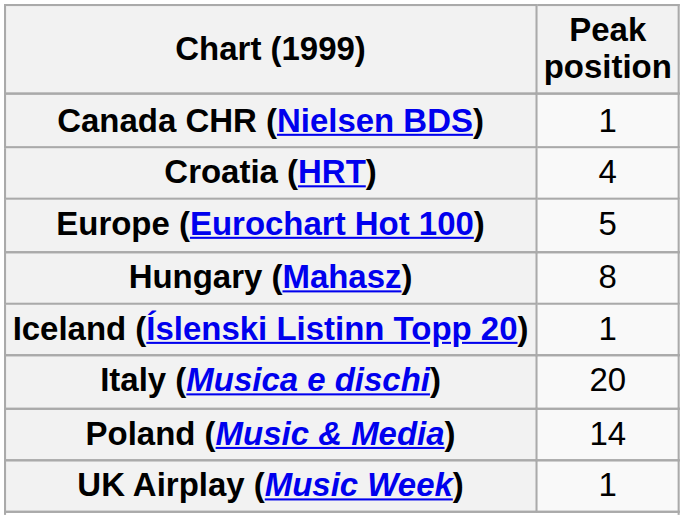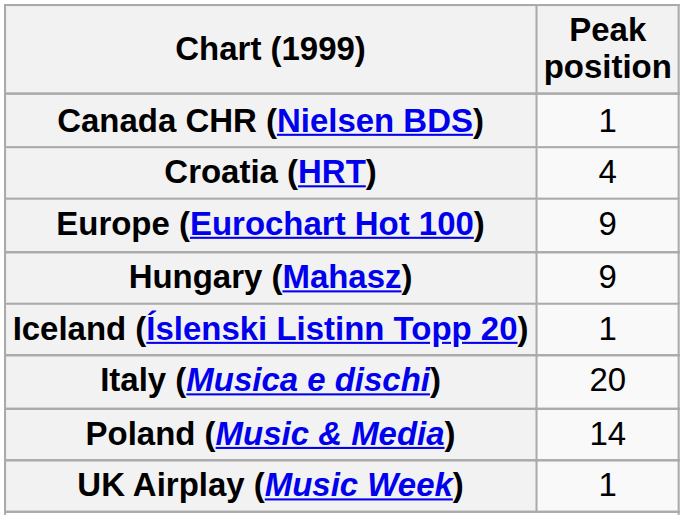(608, 224) 5 -> (608, 224) 9
(608, 276) 8 -> (608, 276) 9
